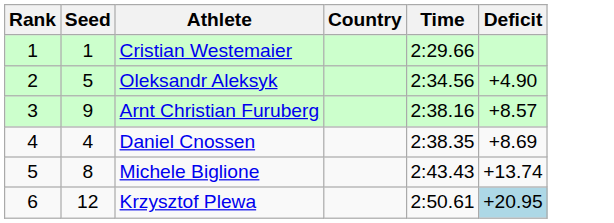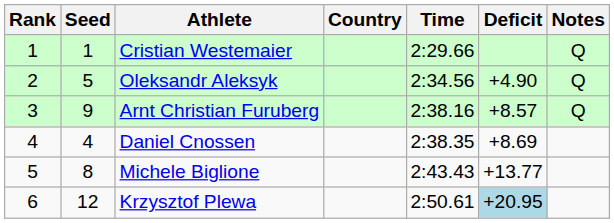+ column: (578, 19)
(513, 171) +13.74 -> (513, 171) +13.77
